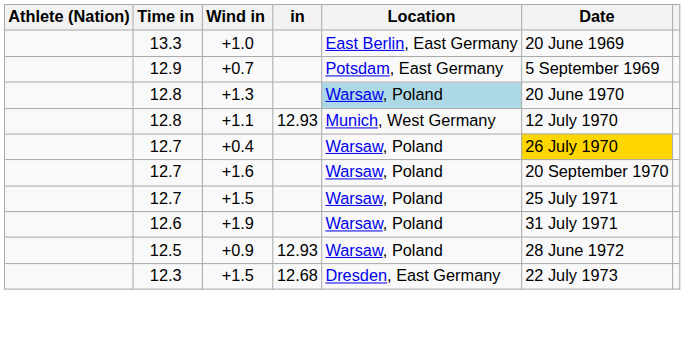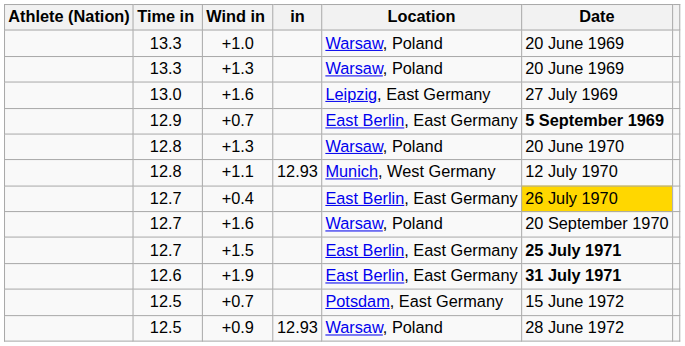(422, 43) East Berlin, East Germany -> (384, 43) Warsaw, Poland
+ row: (168, 69)
+ row: (168, 95)
(414, 69) Potsdam, East Germany -> (422, 120) East Berlin, East Germany
(592, 69) normal -> (595, 120) bold
(384, 95) lightblue background -> (384, 146) no background
(384, 146) Warsaw, Poland -> (422, 198) East Berlin, East Germany
(384, 198) Warsaw, Poland -> (422, 250) East Berlin, East Germany
(571, 198) normal -> (573, 250) bold
(384, 224) Warsaw, Poland -> (422, 276) East Berlin, East Germany
(571, 224) normal -> (573, 276) bold
+ row: (168, 302)
- row: (168, 276)
